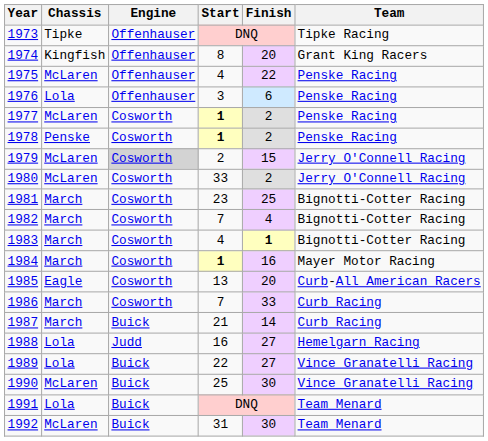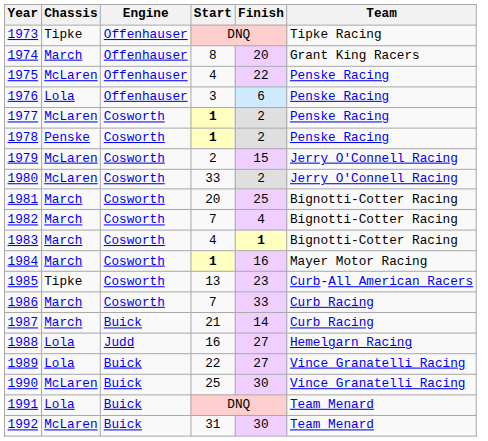(75, 56) Kingfish -> (63, 56) March
(142, 159) lightgrey background -> (134, 159) no background
(221, 200) 23 -> (213, 200) 20
(63, 282) Eagle -> (63, 282) Tipke
(269, 282) 20 -> (261, 282) 23
